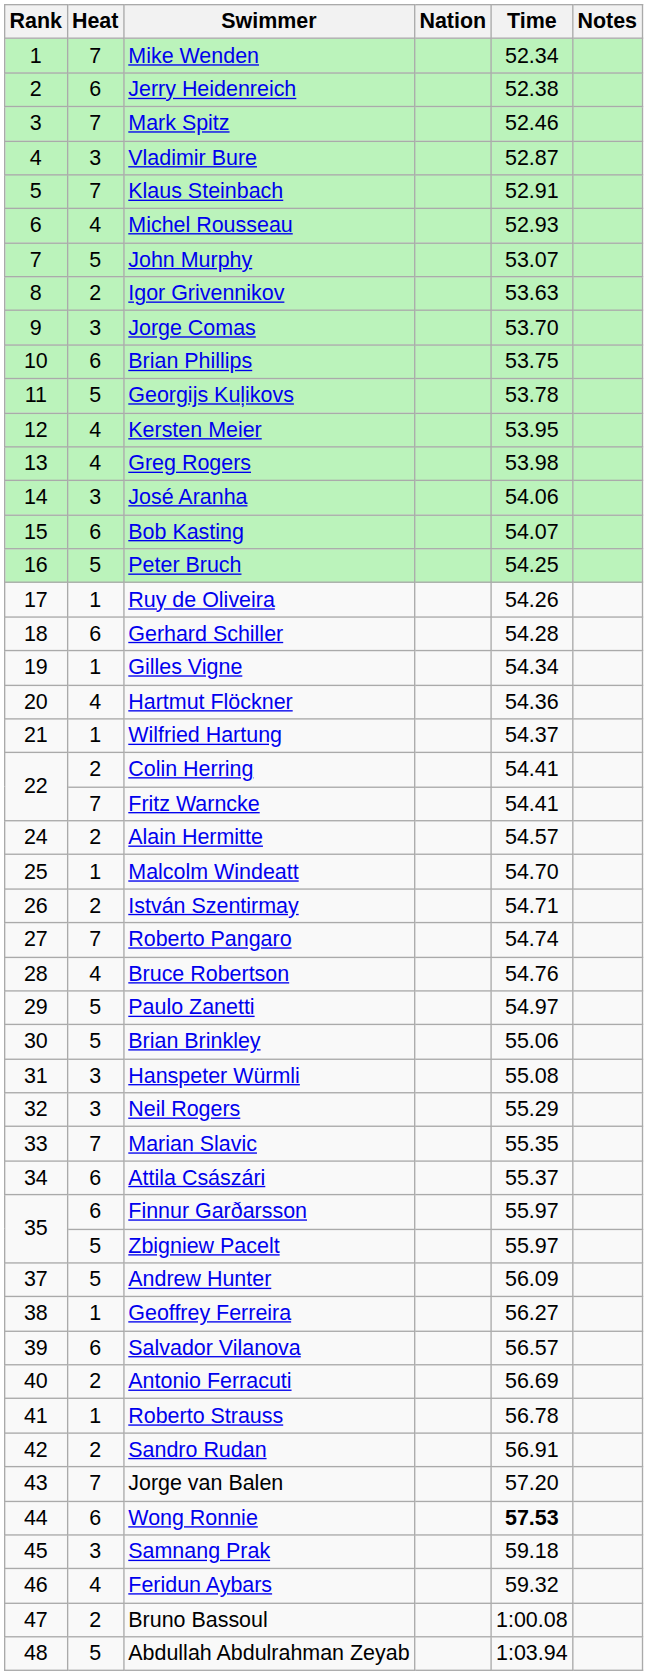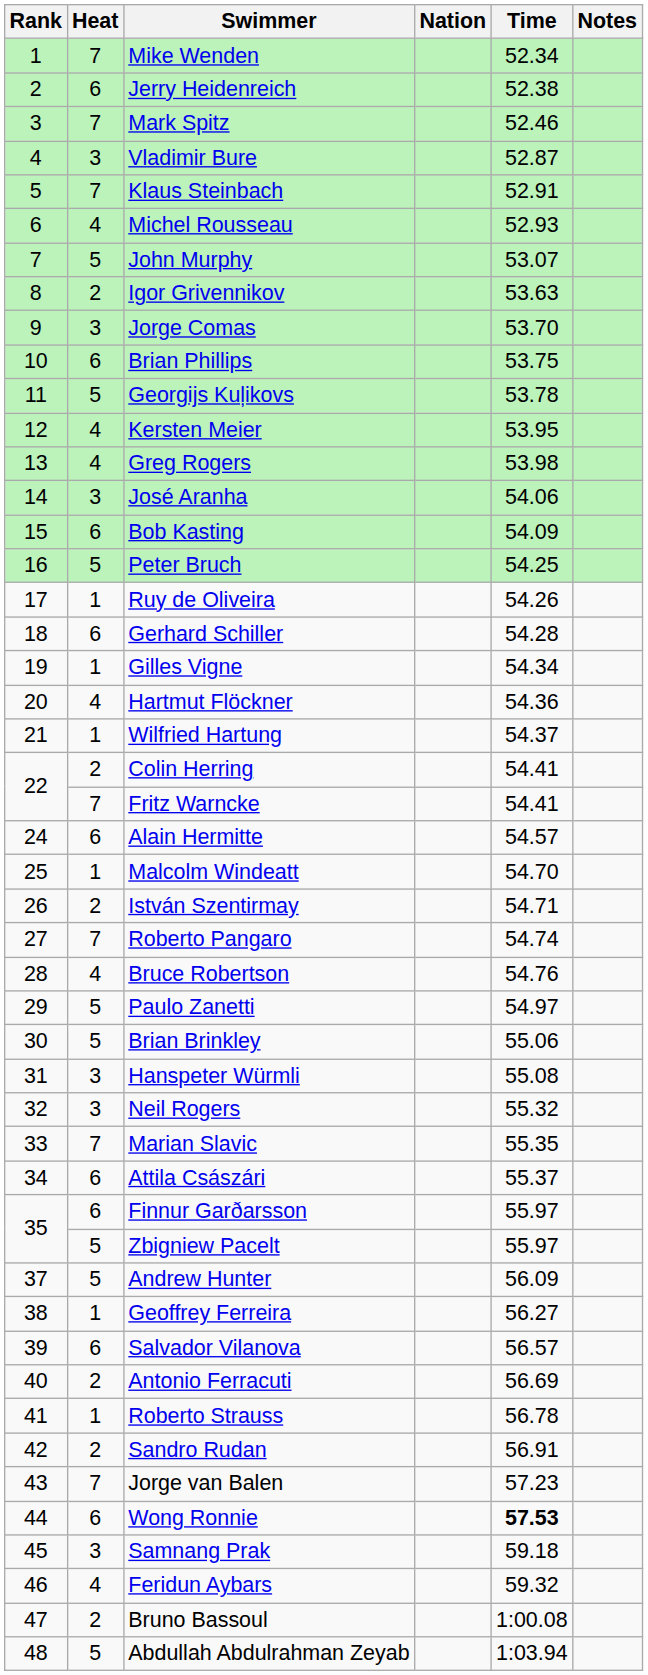(532, 531) 54.07 -> (532, 531) 54.09
(95, 837) 2 -> (95, 837) 6
(532, 1109) 55.29 -> (532, 1109) 55.32
(532, 1483) 57.20 -> (532, 1483) 57.23
